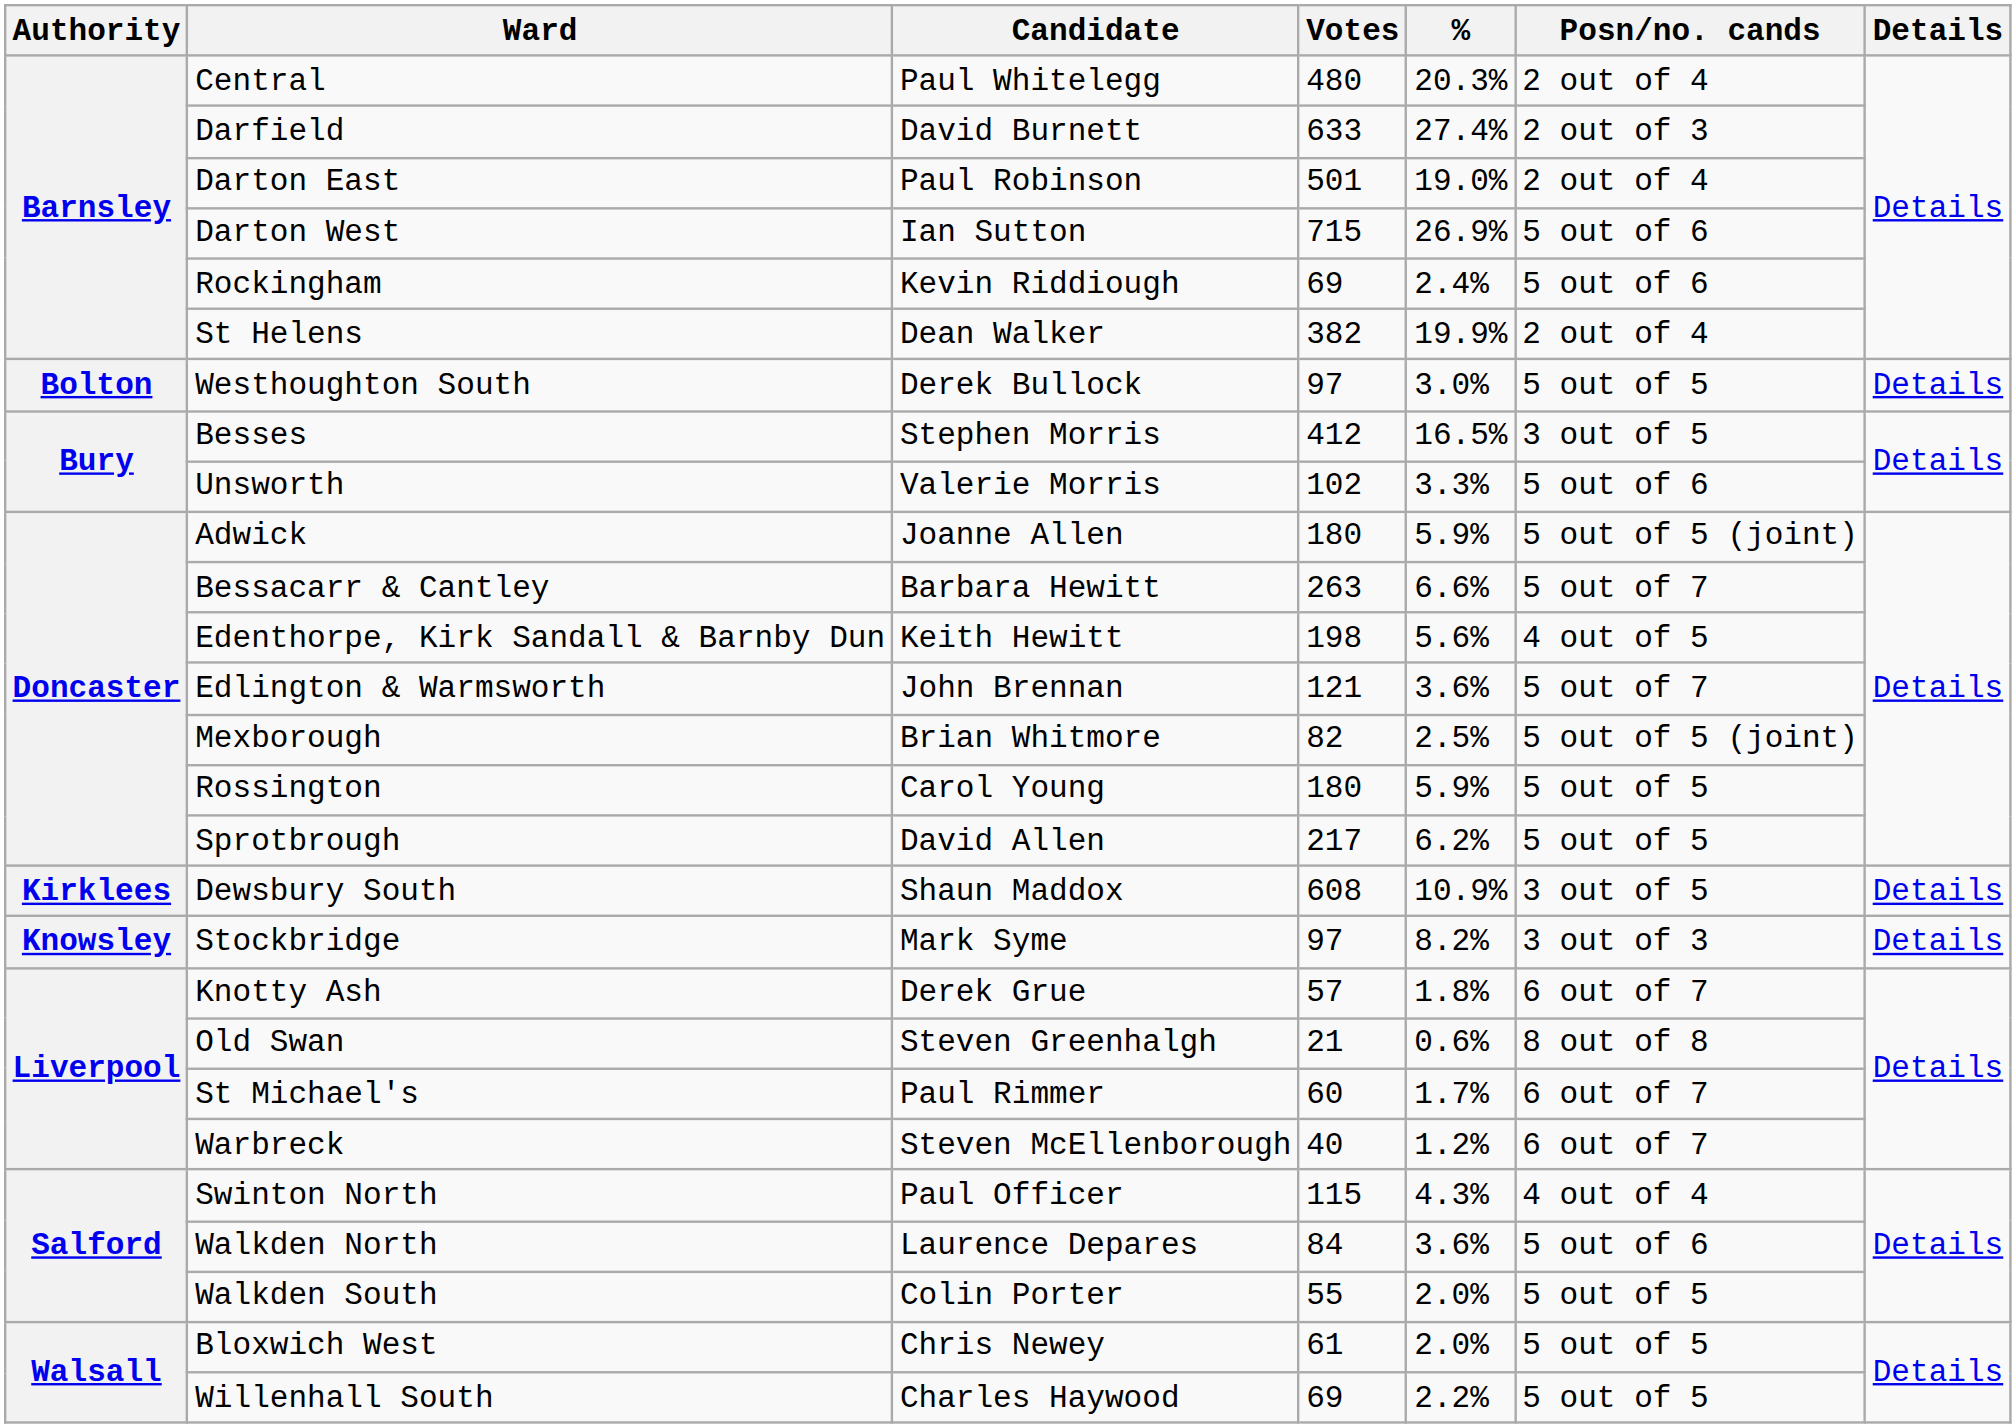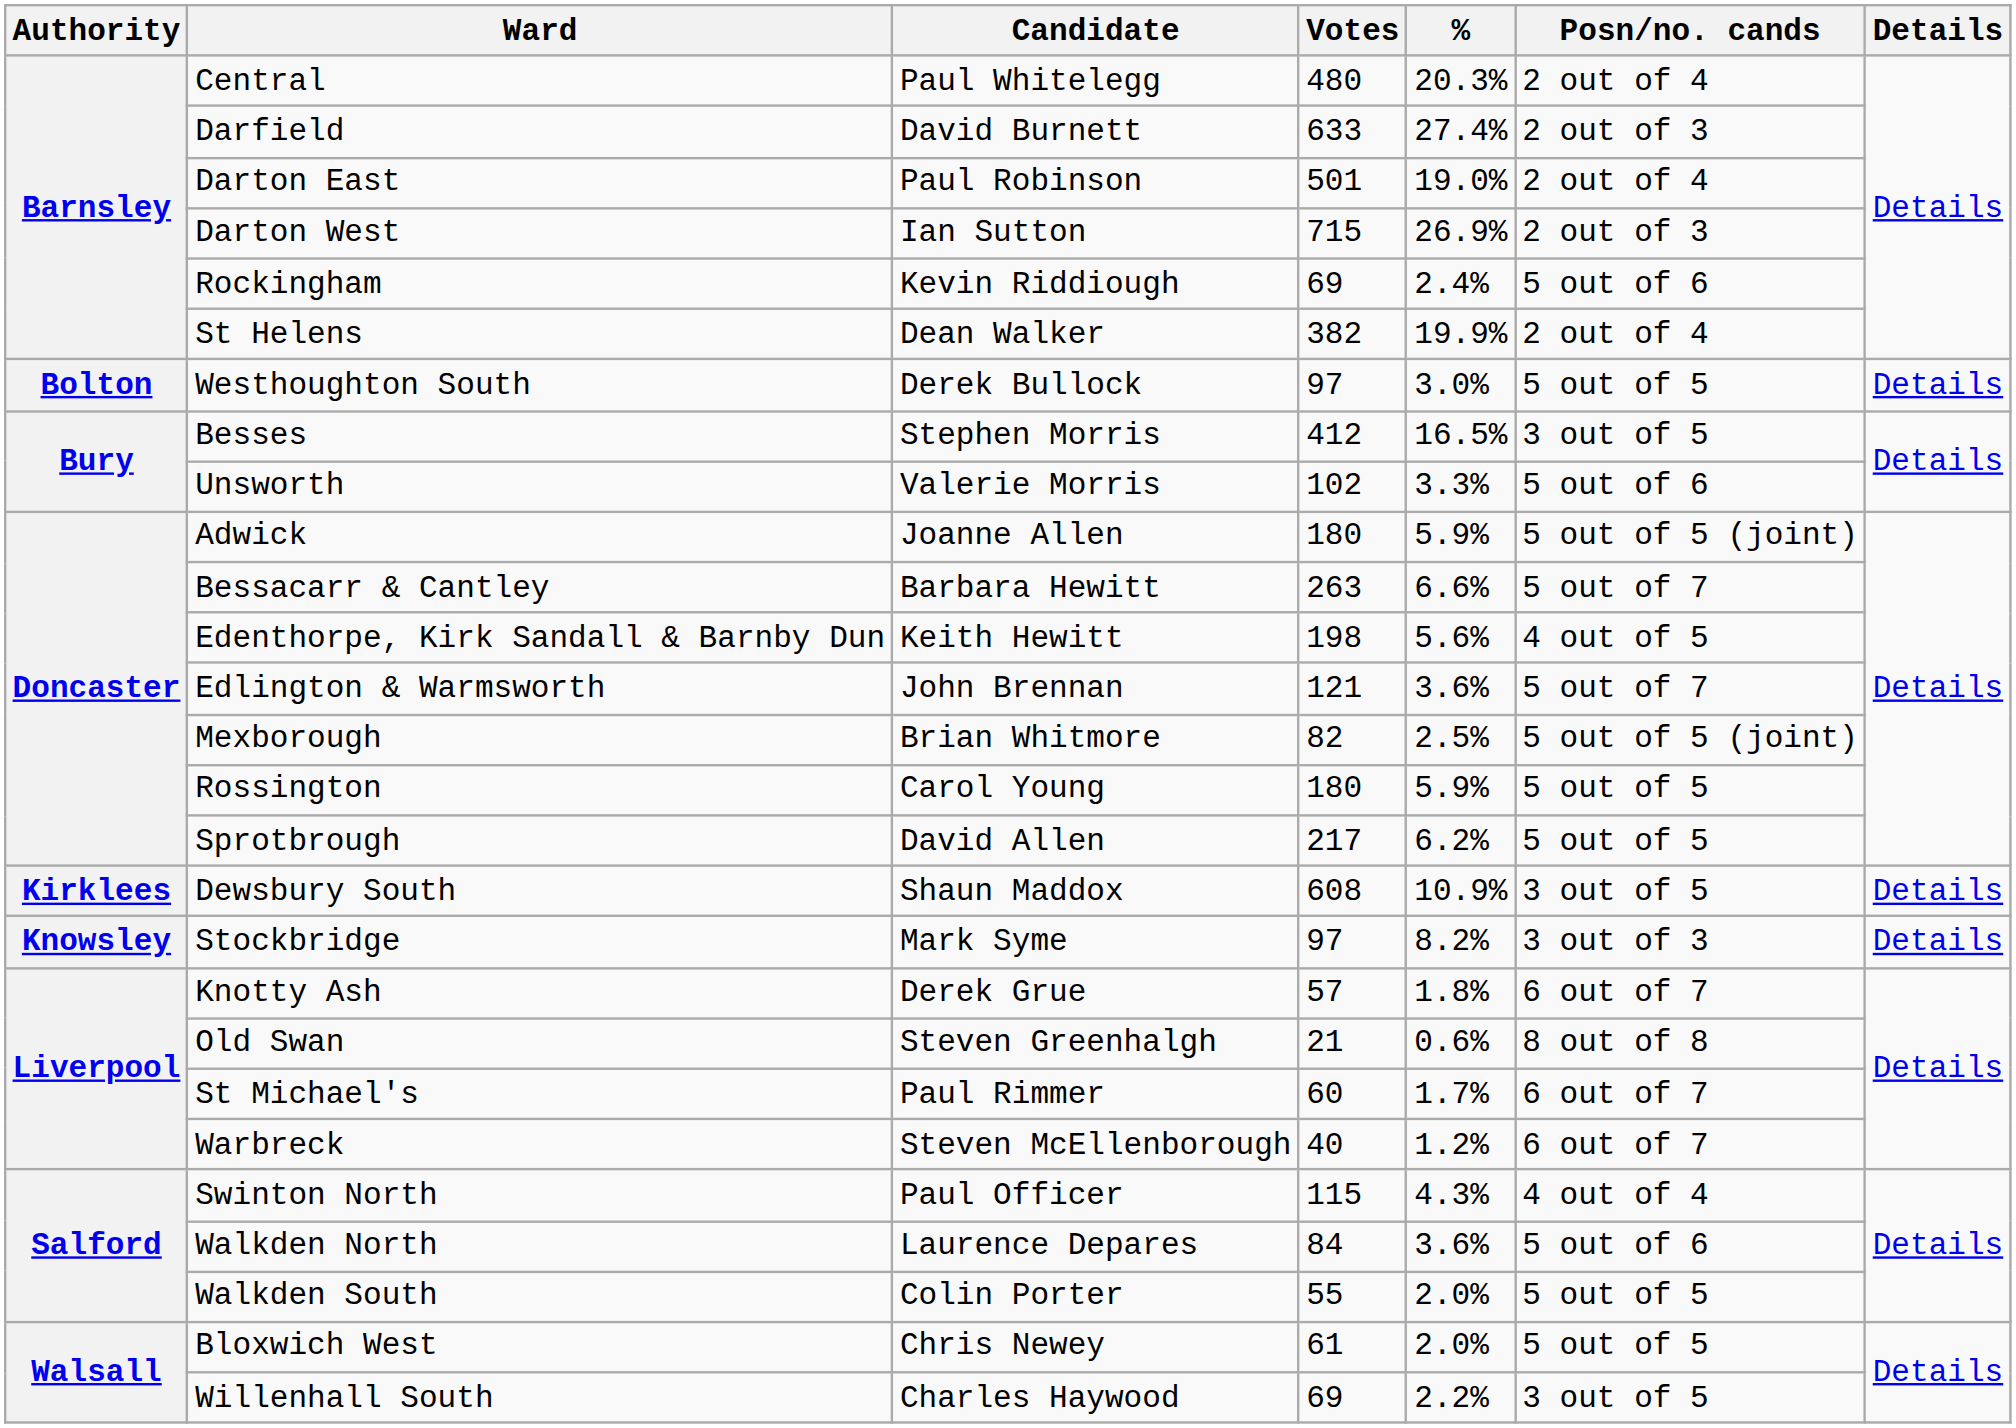(1616, 233) 5 out of 6 -> (1616, 233) 2 out of 3
(1616, 1398) 5 out of 5 -> (1616, 1398) 3 out of 5
